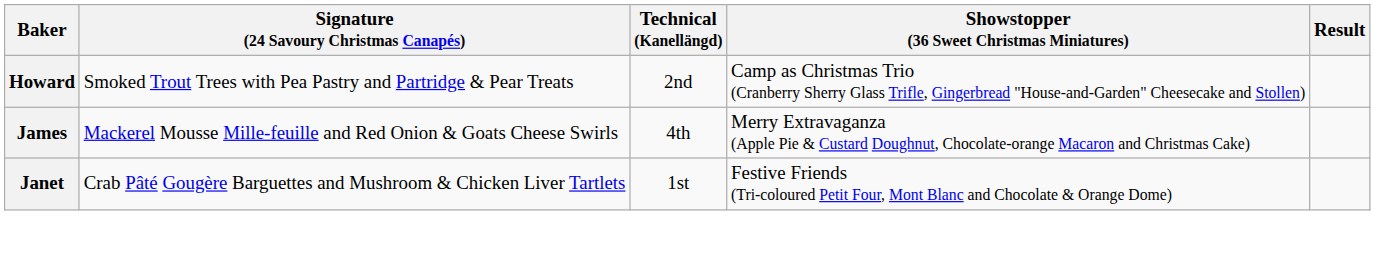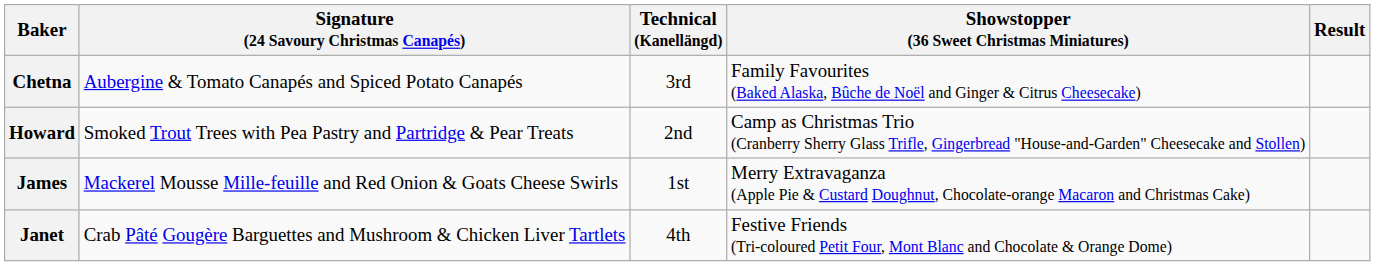+ row: (42, 81)
(678, 132) 4th -> (678, 183) 1st
(678, 183) 1st -> (678, 234) 4th
